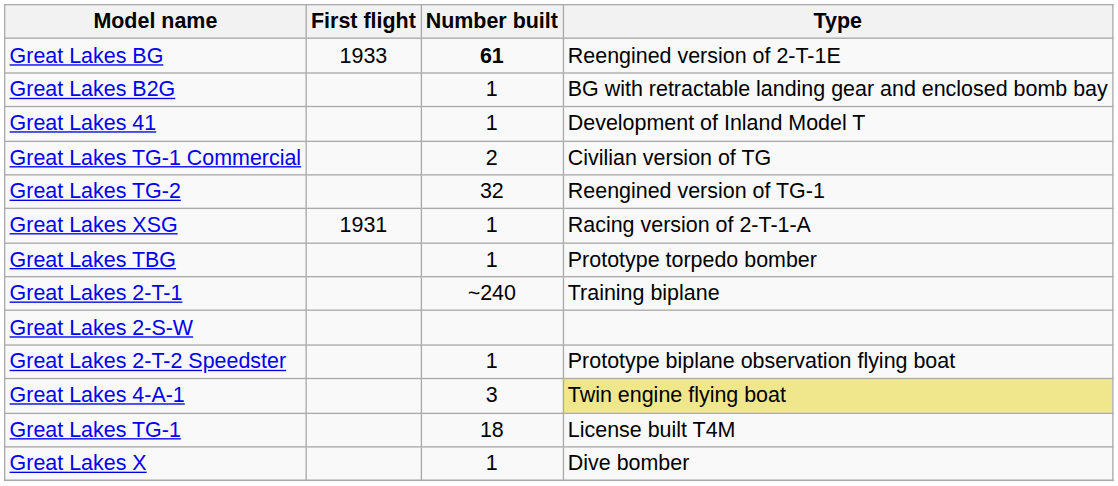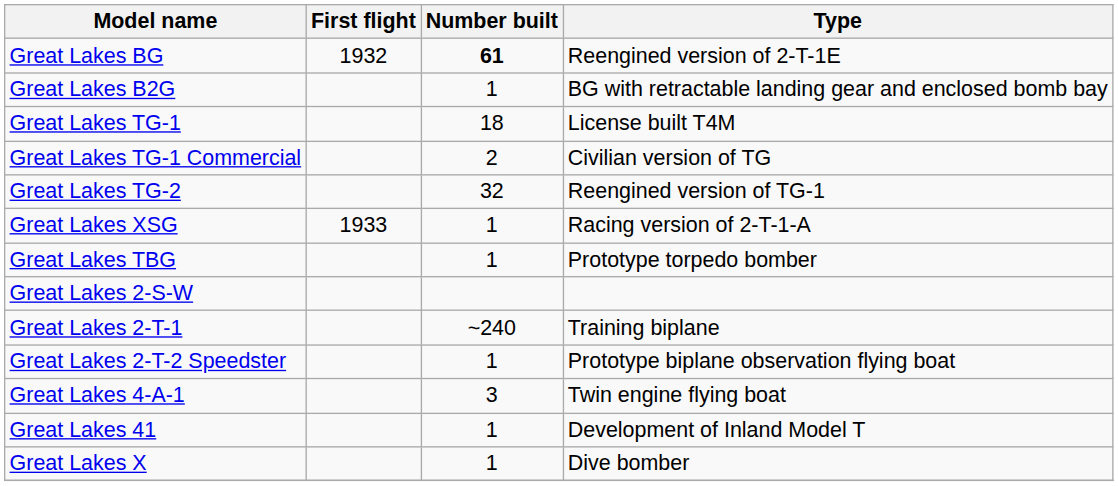(363, 55) 1933 -> (363, 55) 1932
rows swapped: (95, 429) <-> (83, 123)
(363, 225) 1931 -> (363, 225) 1933
rows swapped: (101, 327) <-> (96, 293)
(677, 395) khaki background -> (677, 395) no background
